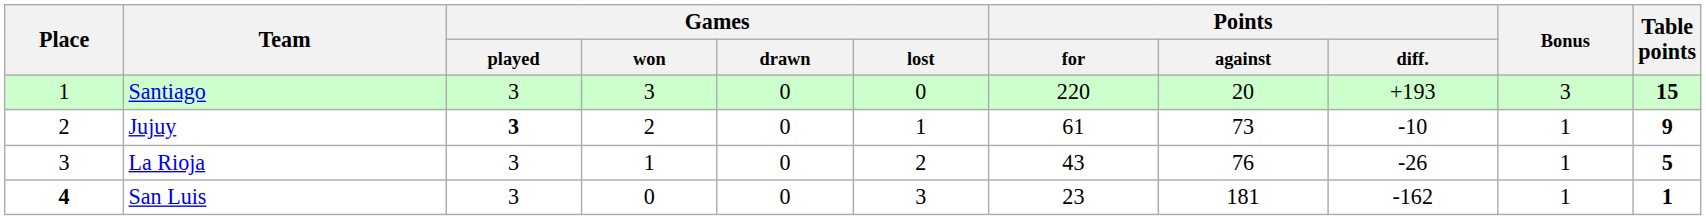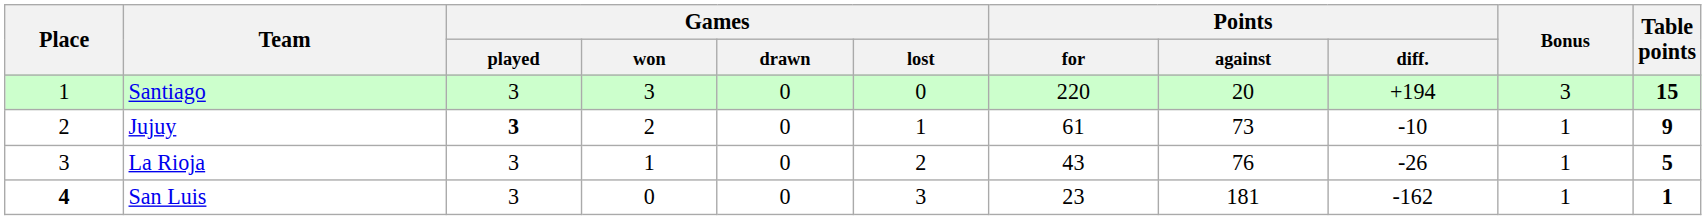(1413, 92) +193 -> (1413, 92) +194
